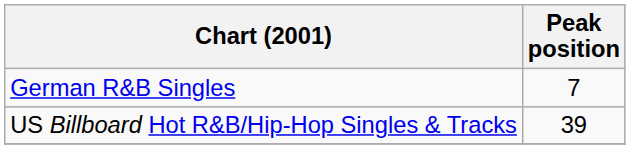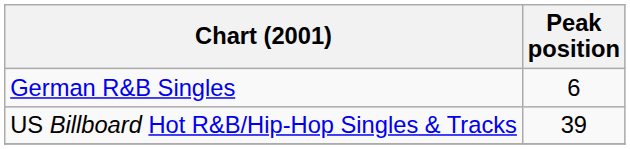(574, 87) 7 -> (574, 87) 6
